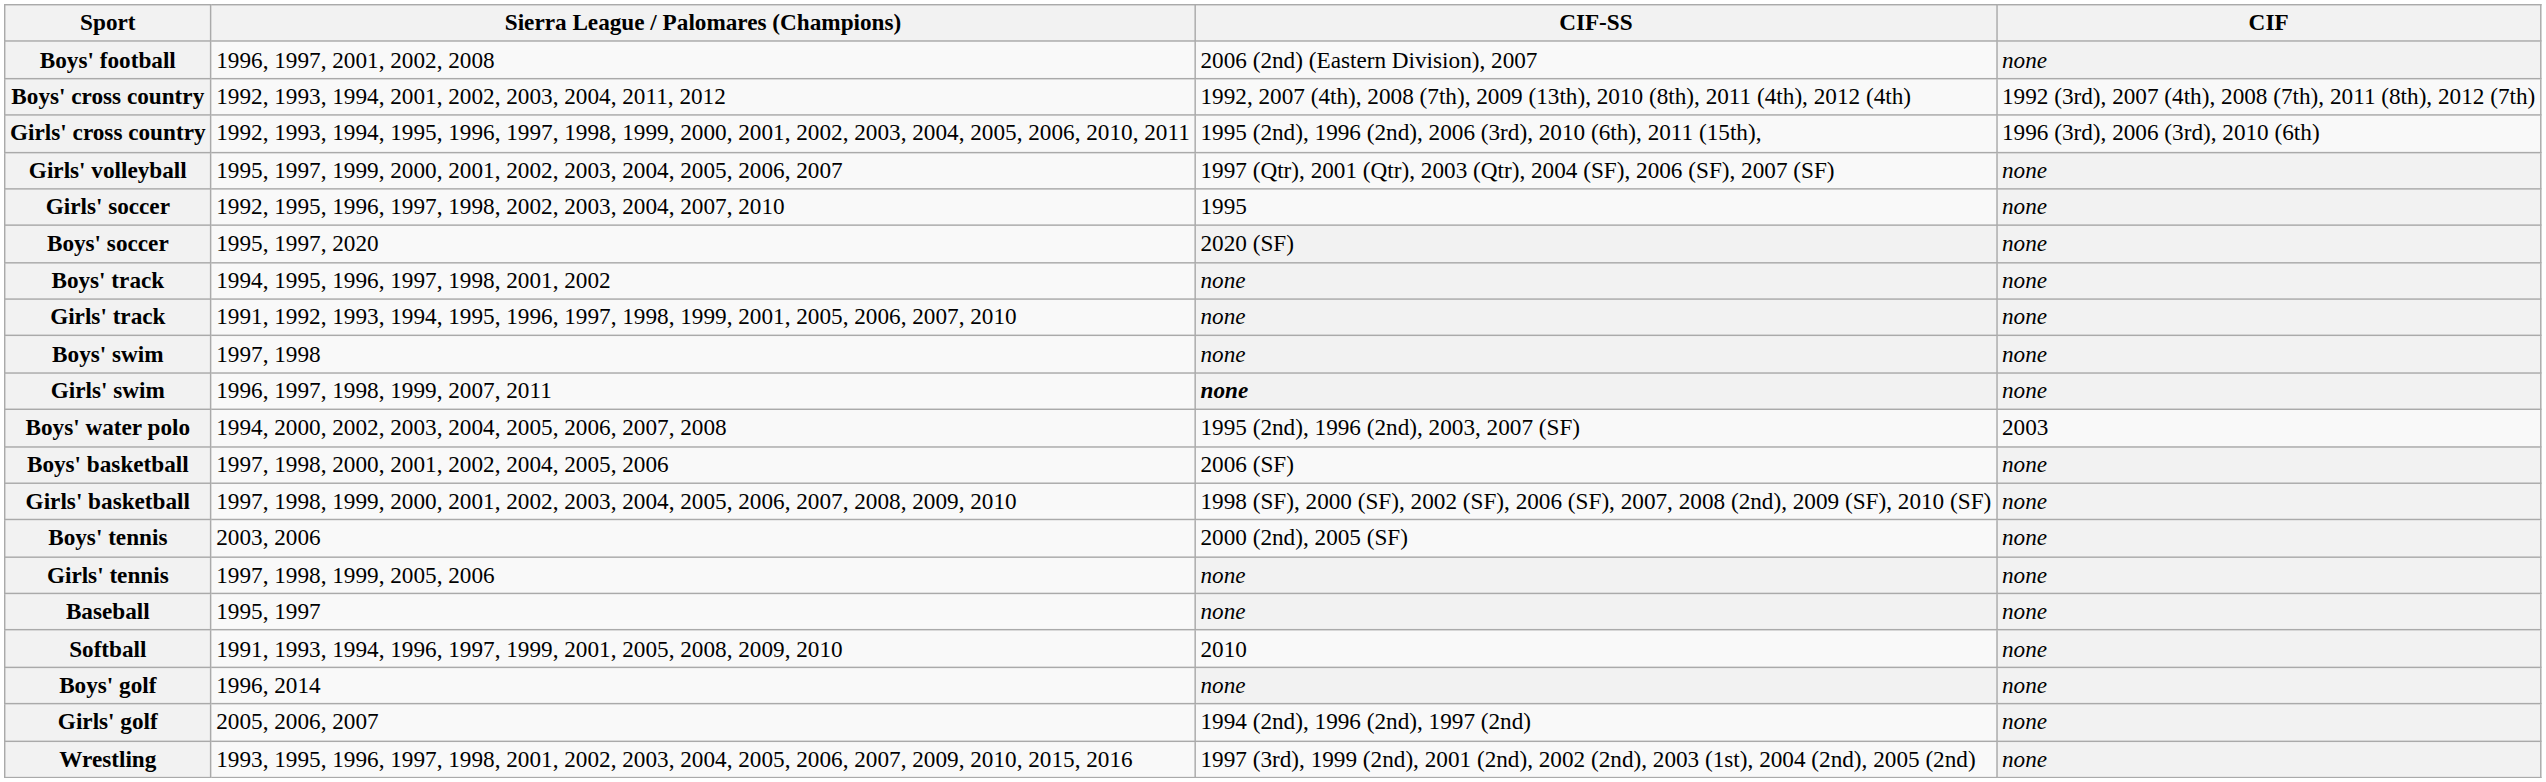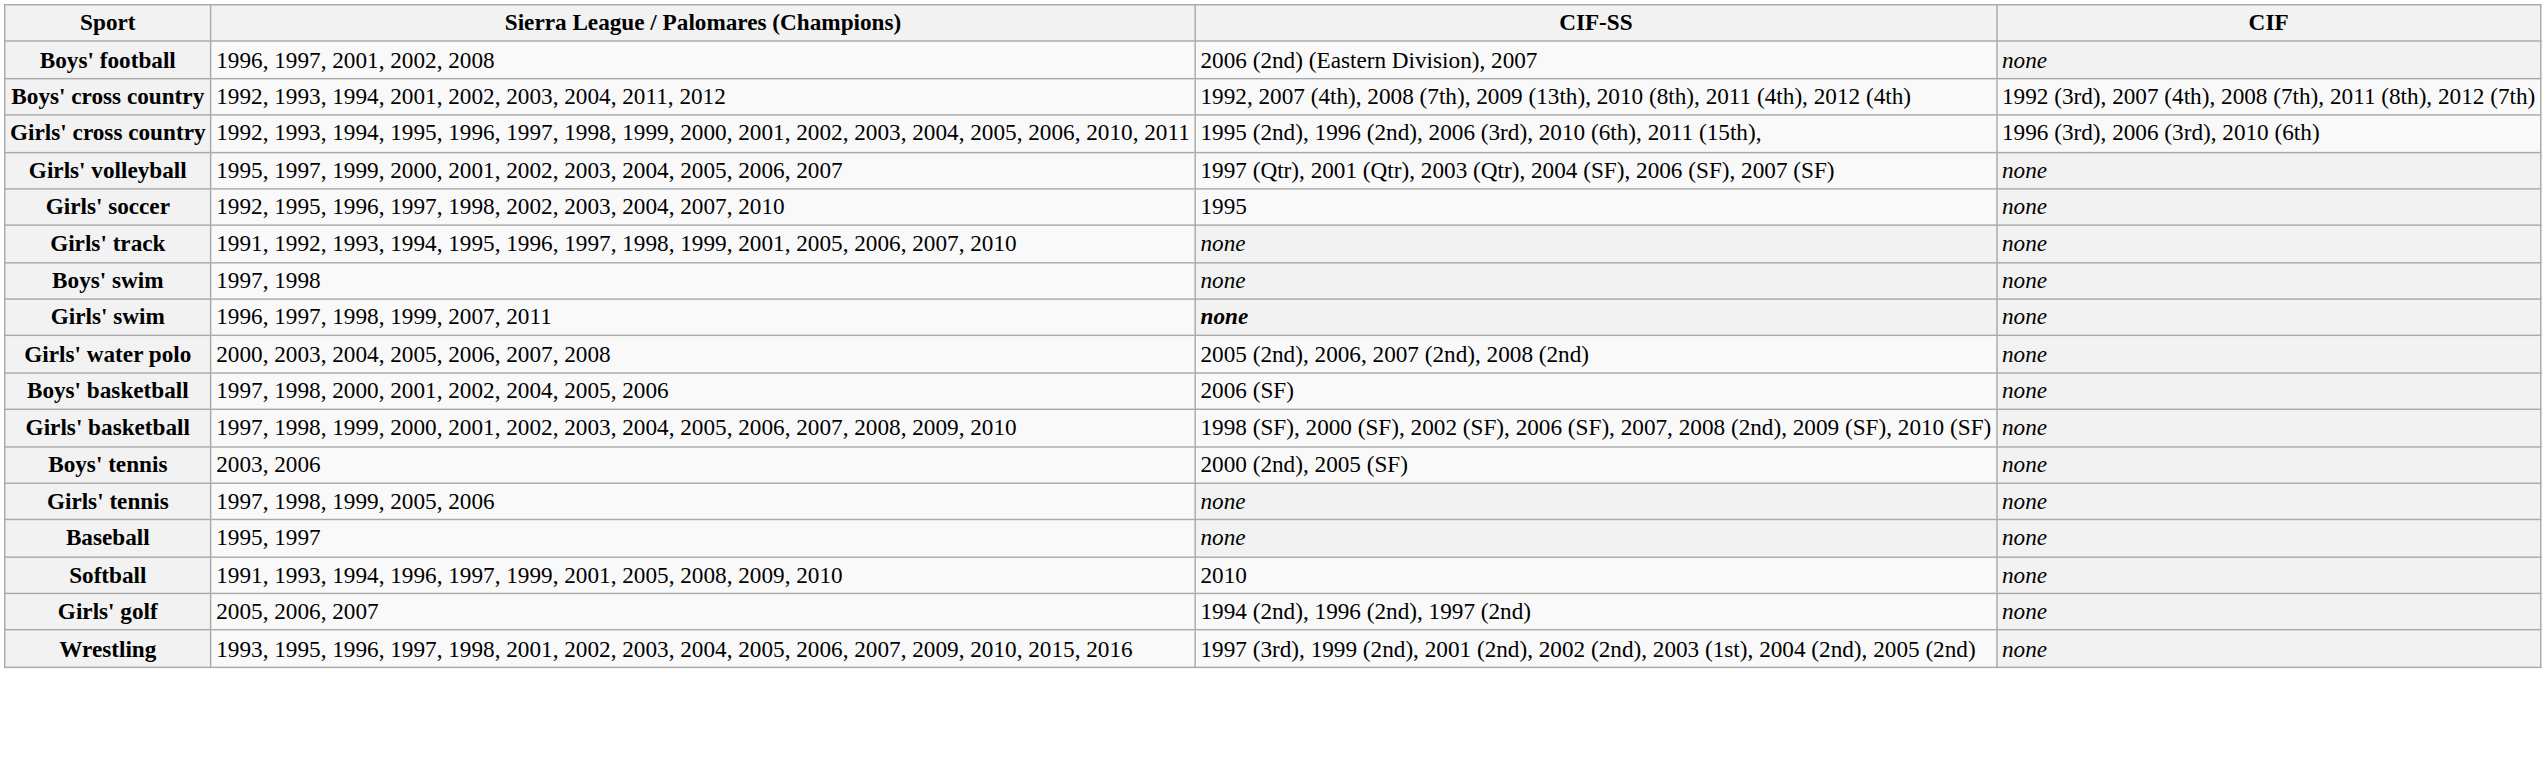- row: (108, 243)
- row: (108, 280)
- row: (108, 427)
+ row: (108, 354)
- row: (108, 685)
